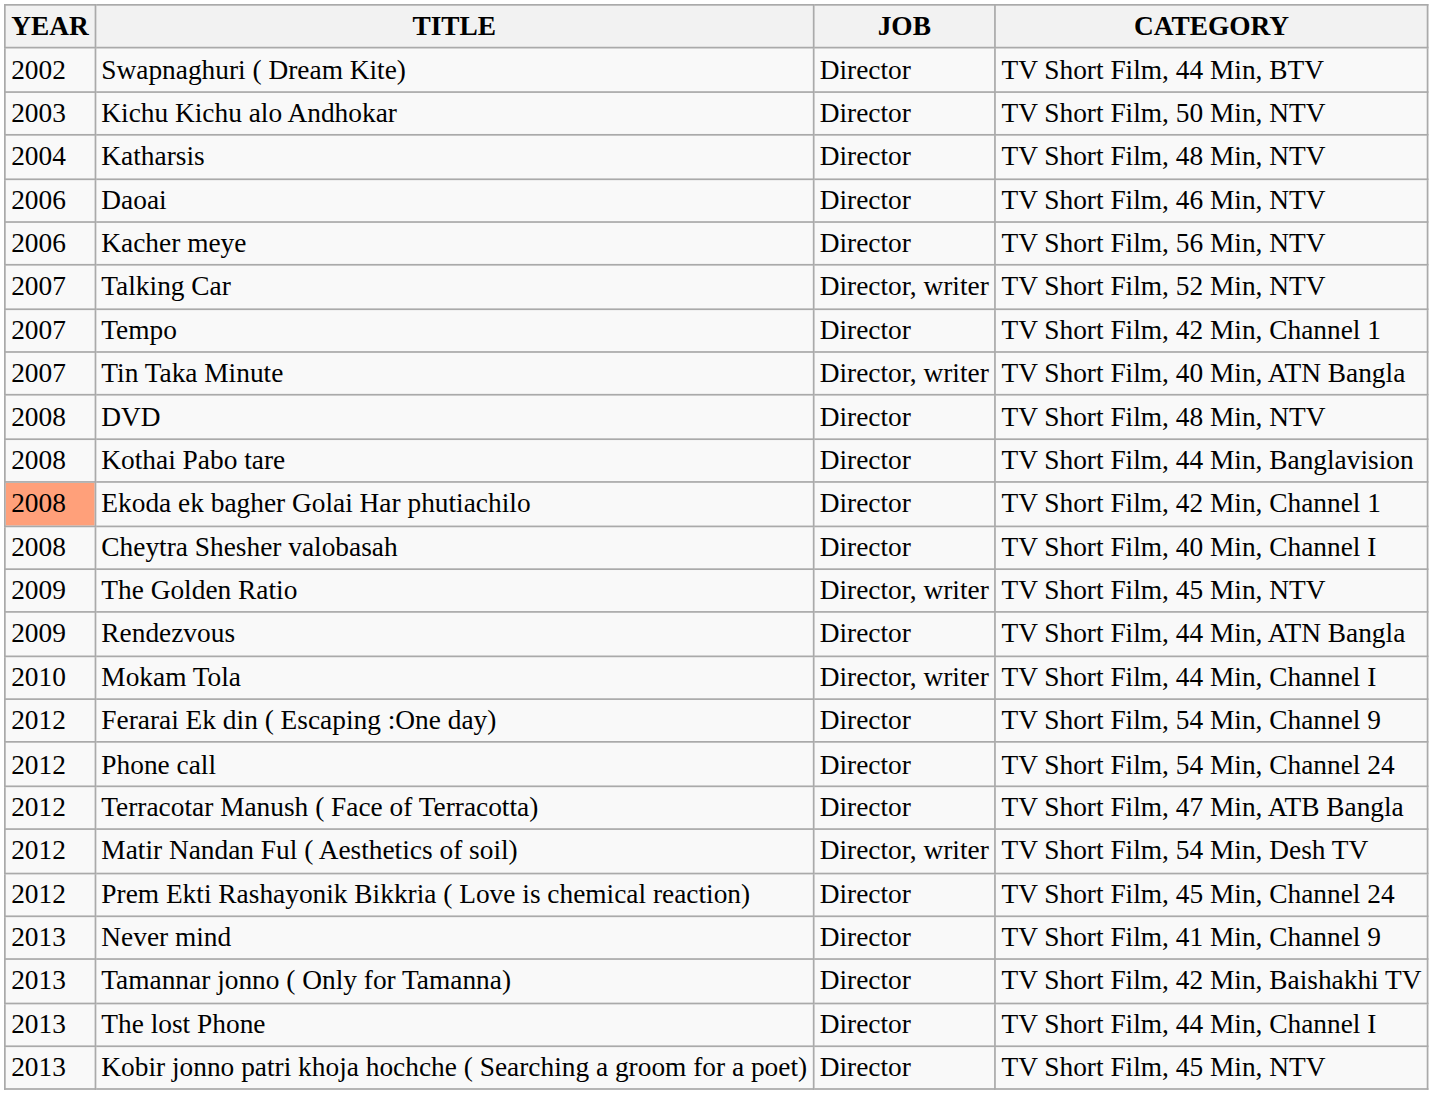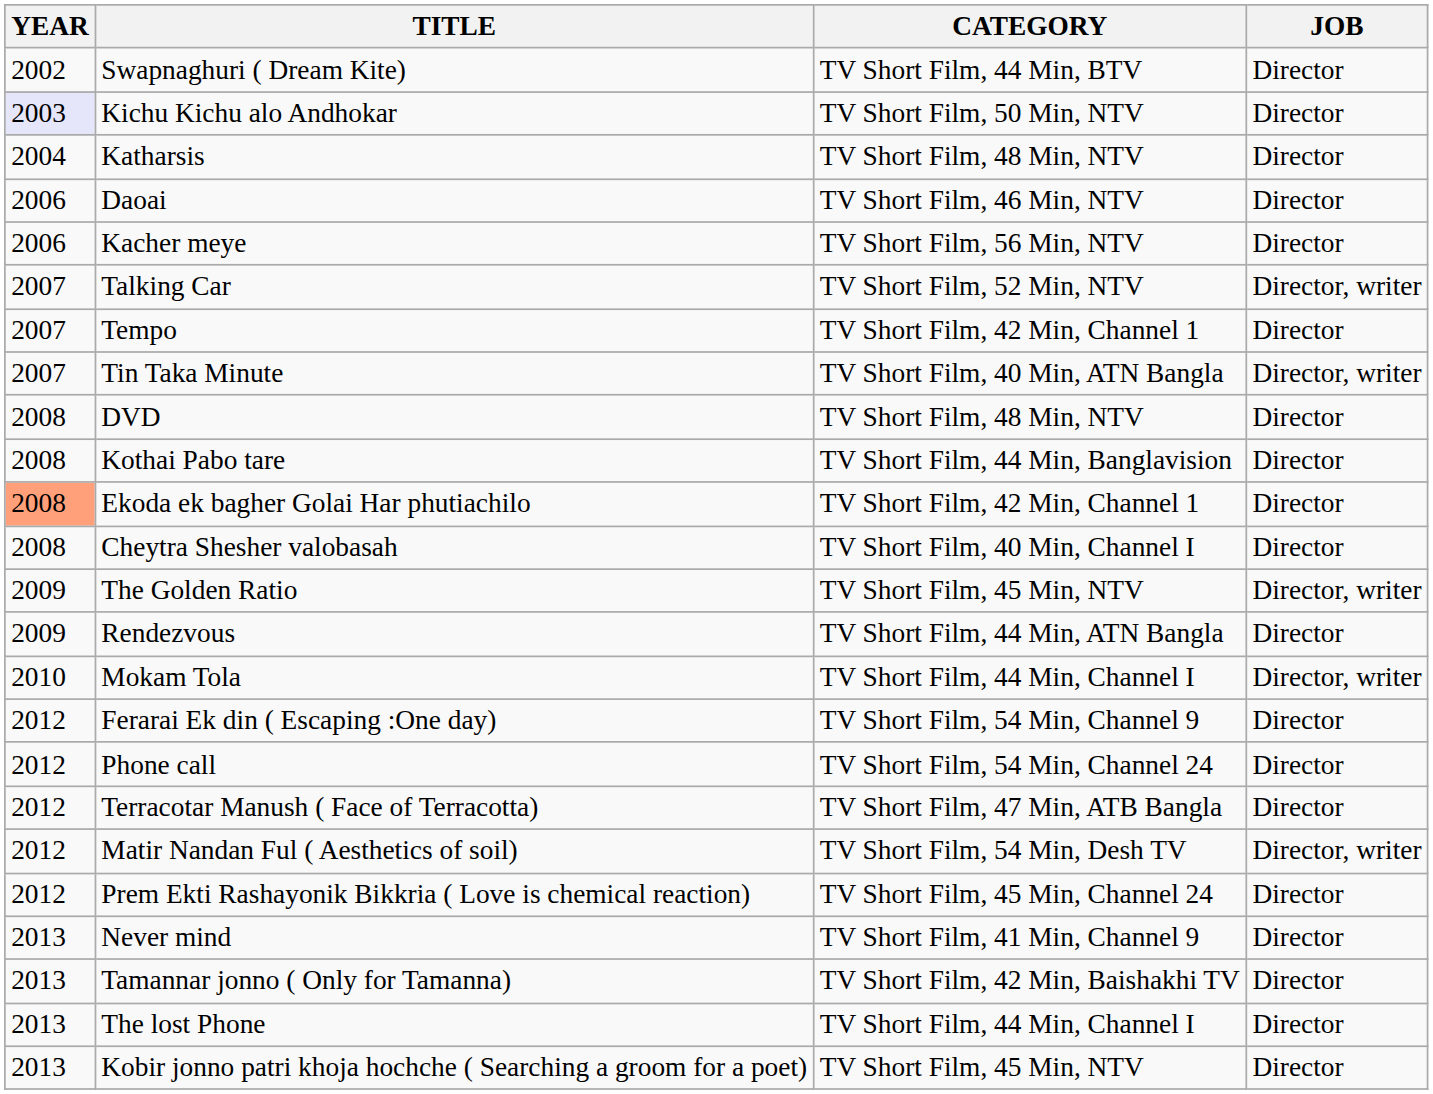columns swapped: (1211, 26) <-> (904, 26)
(39, 112) no background -> (39, 112) lavender background
